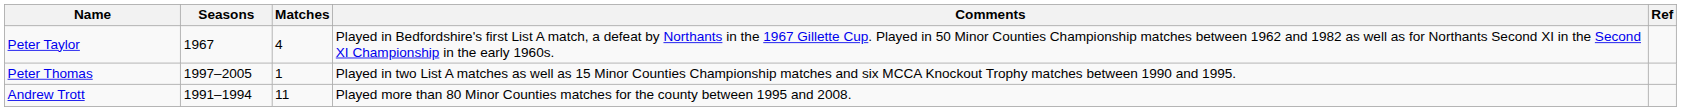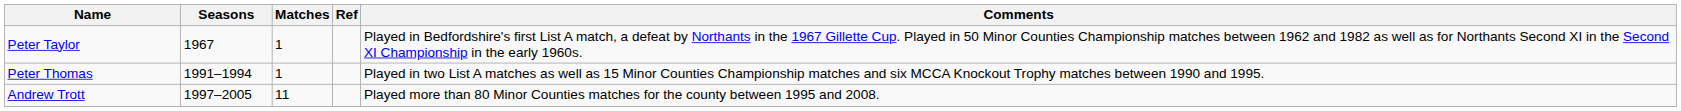columns swapped: (990, 15) <-> (1662, 15)
(279, 44) 4 -> (279, 44) 1
(218, 73) 1997–2005 -> (218, 73) 1991–1994
(218, 95) 1991–1994 -> (218, 95) 1997–2005
